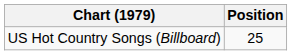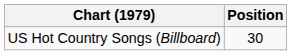(255, 38) 25 -> (255, 38) 30
